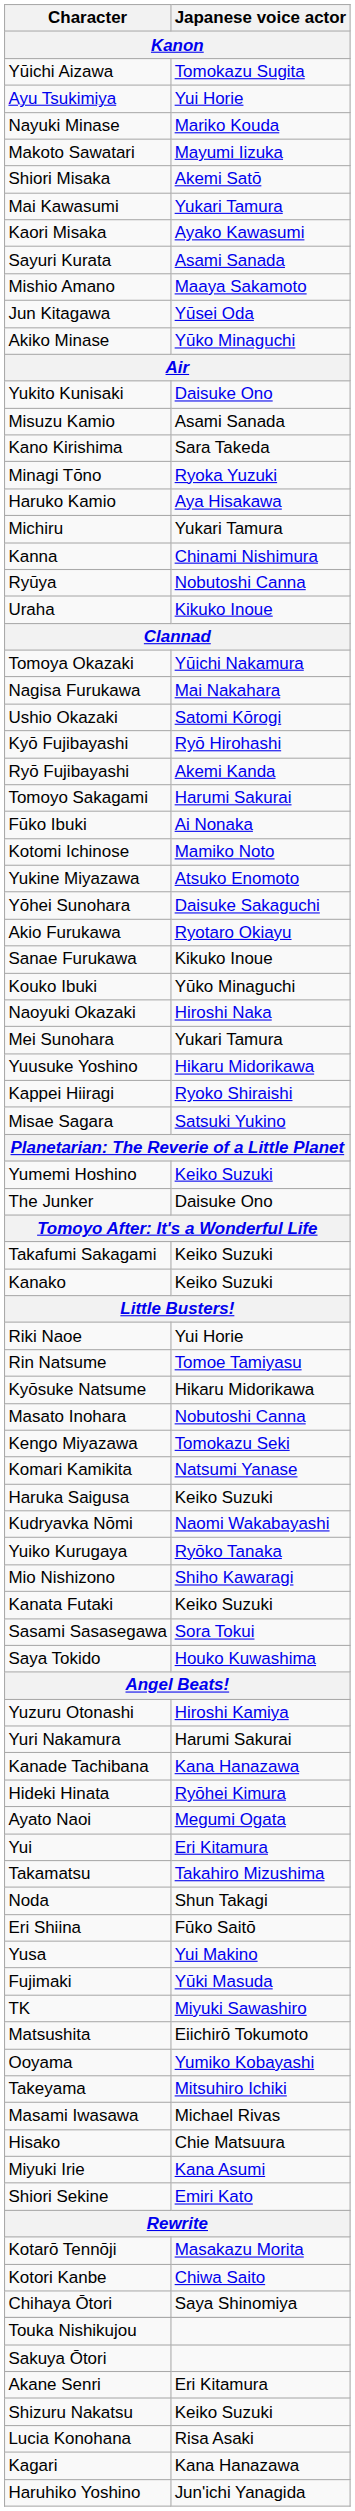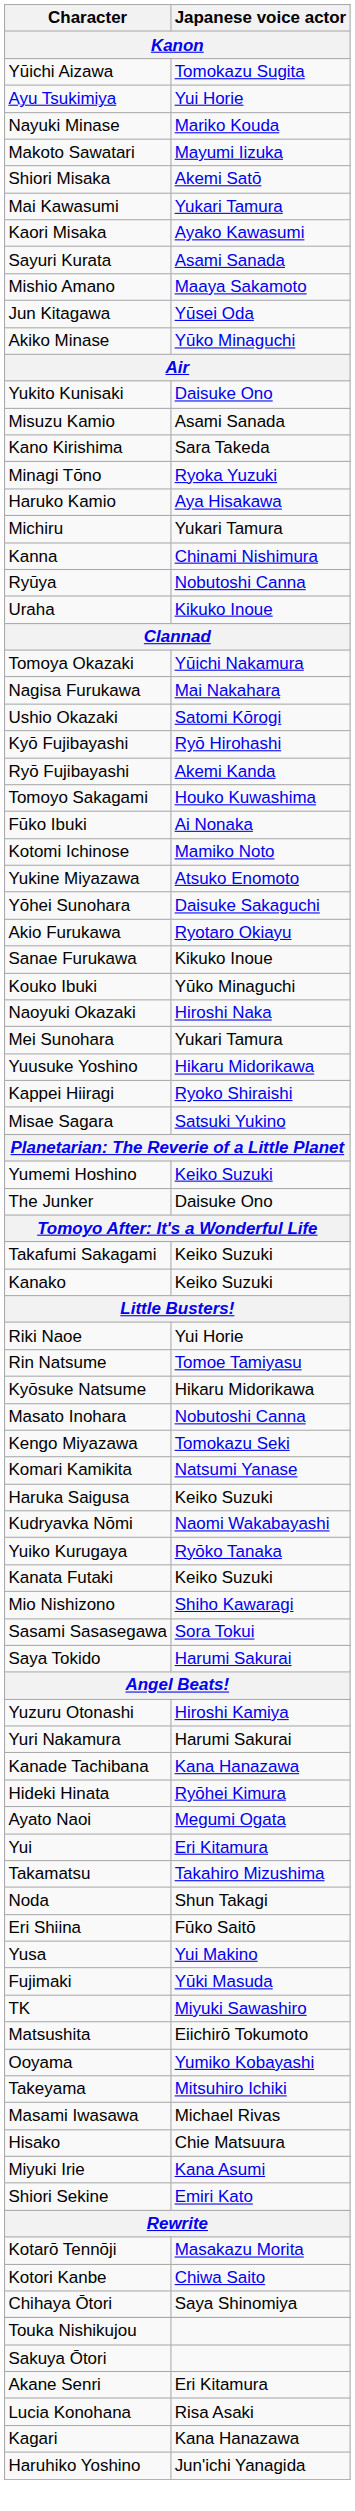(233, 797) Harumi Sakurai -> (245, 797) Houko Kuwashima
rows swapped: (62, 1578) <-> (61, 1604)
(245, 1658) Houko Kuwashima -> (233, 1658) Harumi Sakurai
- row: (71, 2411)
